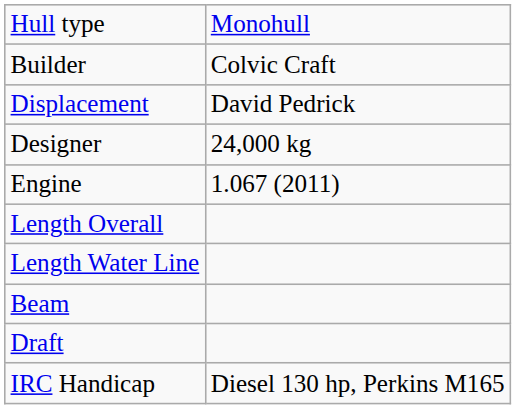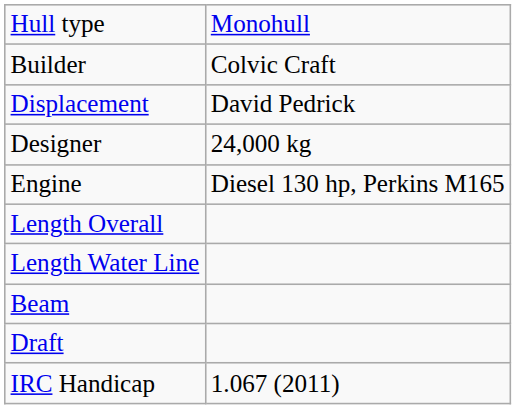(275, 183) 1.067 (2011) -> (358, 183) Diesel 130 hp, Perkins M165
(358, 382) Diesel 130 hp, Perkins M165 -> (275, 382) 1.067 (2011)
